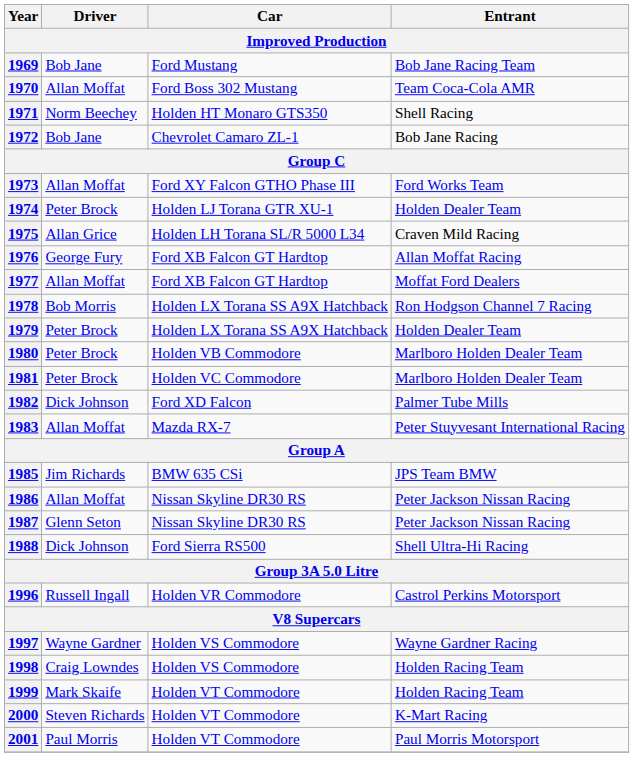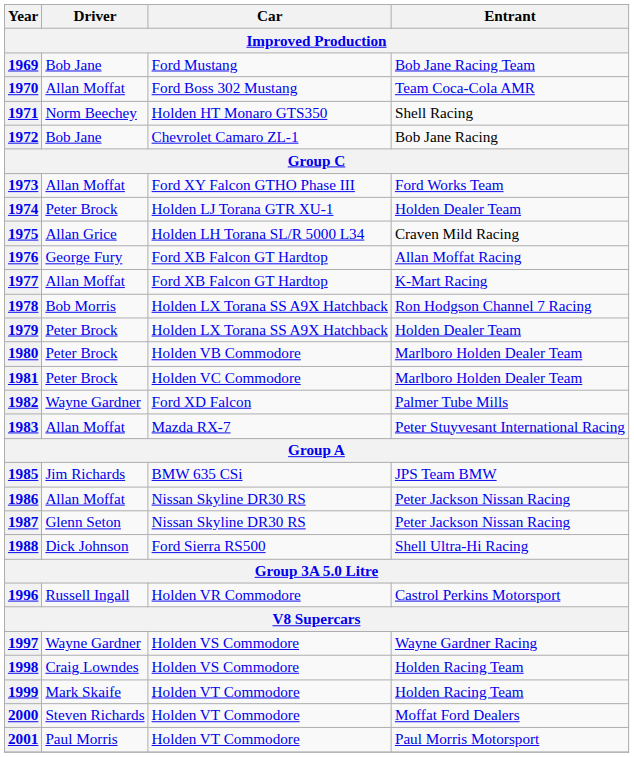(457, 281) Moffat Ford Dealers -> (441, 281) K-Mart Racing
(87, 402) Dick Johnson -> (93, 402) Wayne Gardner
(441, 715) K-Mart Racing -> (457, 715) Moffat Ford Dealers
